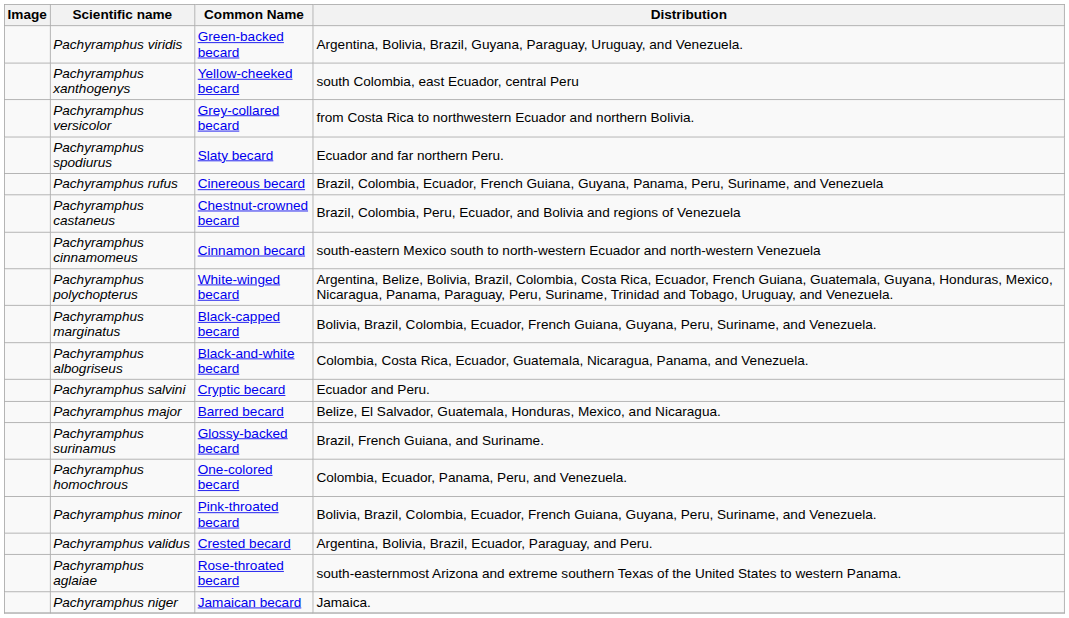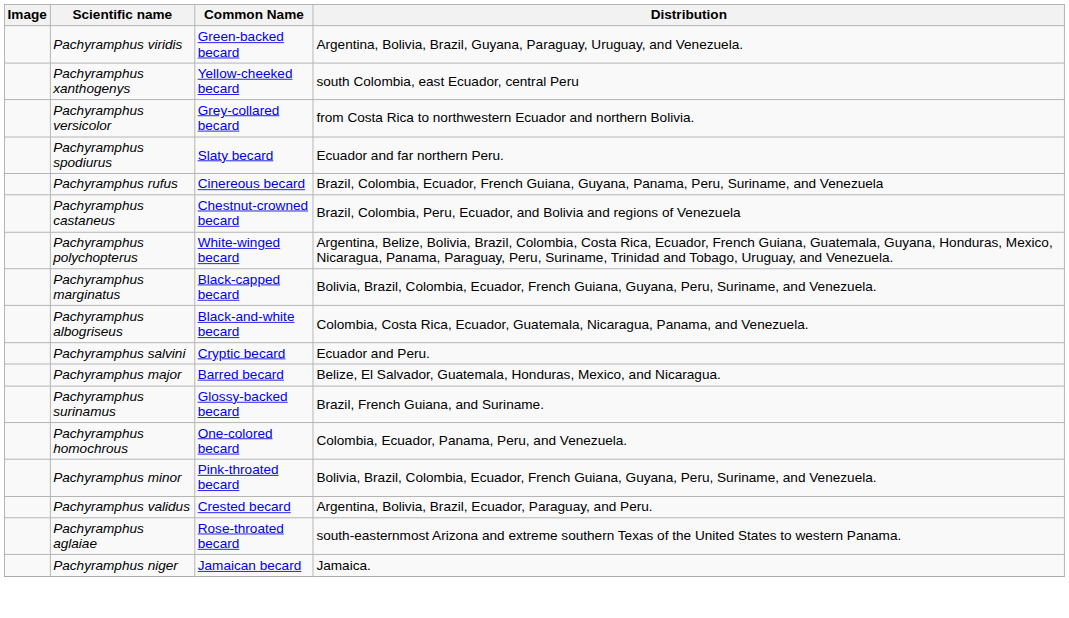- row: (98, 250)
